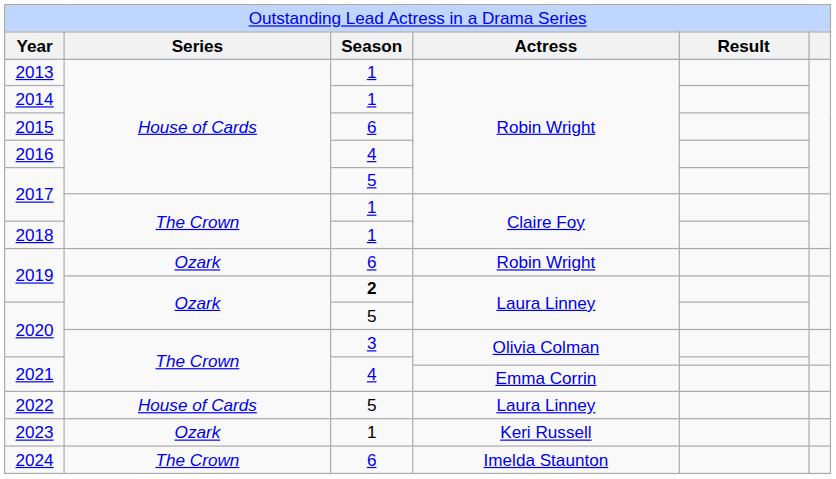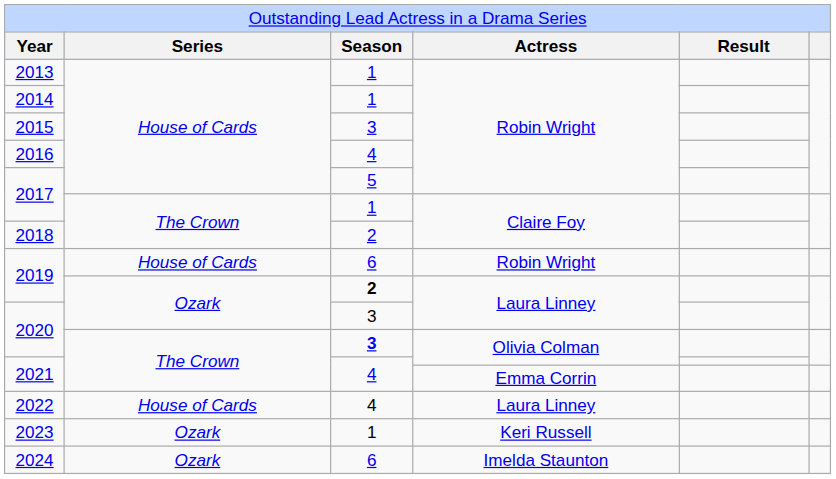(372, 127) 6 -> (372, 127) 3
(372, 235) 1 -> (372, 235) 2
(197, 262) Ozark -> (197, 262) House of Cards
(372, 316) 5 -> (372, 316) 3
(372, 343) normal -> (372, 343) bold
(372, 406) 5 -> (372, 406) 4
(197, 460) The Crown -> (197, 460) Ozark
